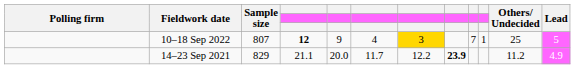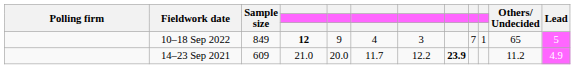(261, 40) 807 -> (261, 40) 849
(421, 40) gold background -> (421, 40) no background
(515, 40) 25 -> (515, 40) 65
(261, 56) 829 -> (261, 56) 609
(304, 56) 21.1 -> (304, 56) 21.0
